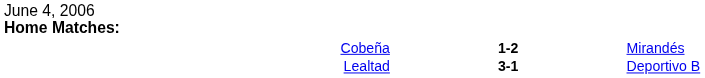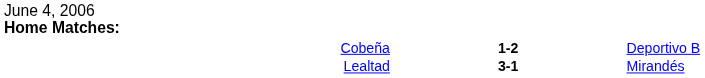(656, 48) Mirandés -> (663, 48) Deportivo B
(663, 67) Deportivo B -> (656, 67) Mirandés
